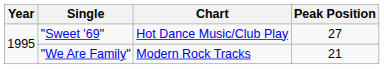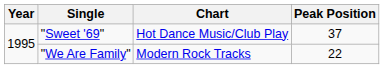(335, 34) 27 -> (335, 34) 37
(335, 53) 21 -> (335, 53) 22
